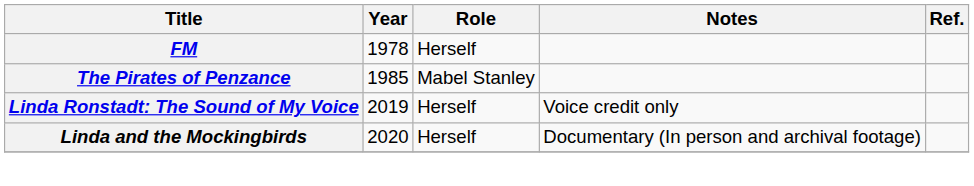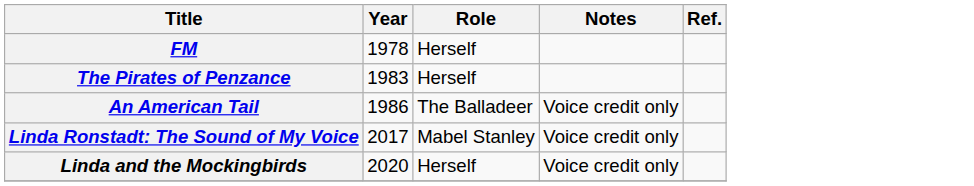(388, 78) 1985 -> (388, 78) 1983
(476, 78) Mabel Stanley -> (447, 78) Herself
+ row: (184, 107)
(388, 107) 2019 -> (388, 136) 2017
(447, 107) Herself -> (476, 136) Mabel Stanley
(732, 136) Documentary (In person and archival footage) -> (611, 166) Voice credit only
